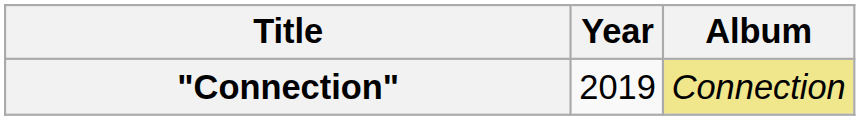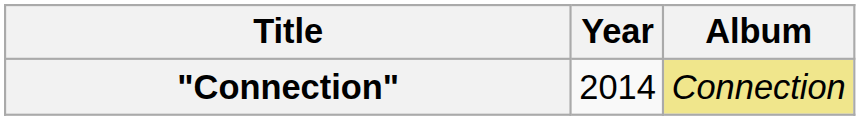(618, 86) 2019 -> (618, 86) 2014
